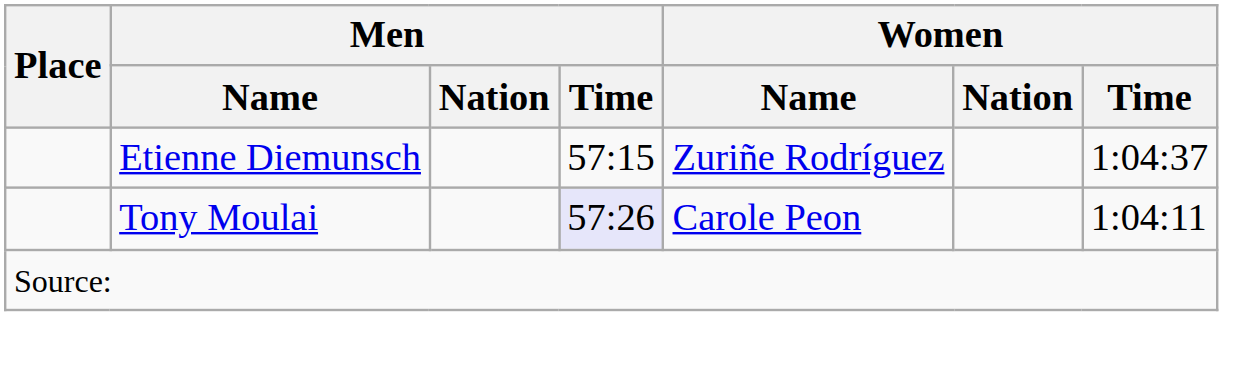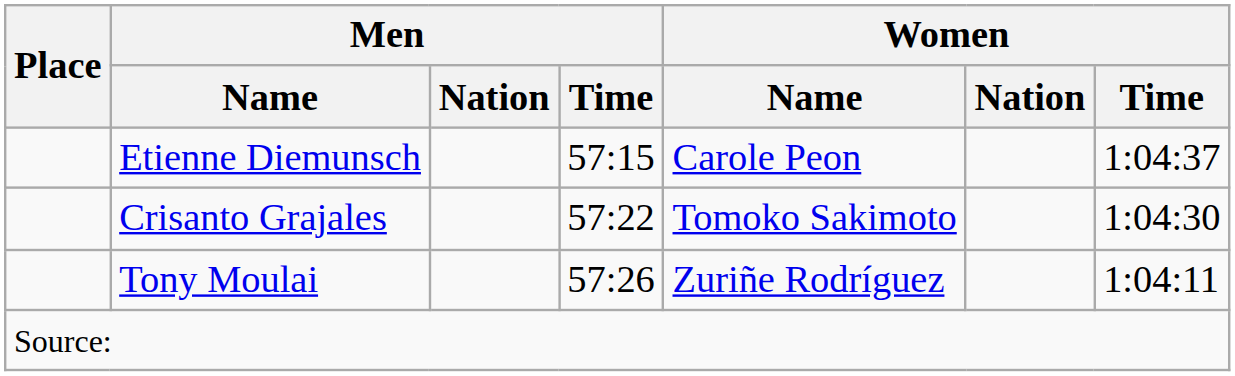(808, 156) Zuriñe Rodríguez -> (767, 156) Carole Peon
+ row: (253, 217)
(611, 217) lavender background -> (611, 278) no background
(767, 217) Carole Peon -> (808, 278) Zuriñe Rodríguez
